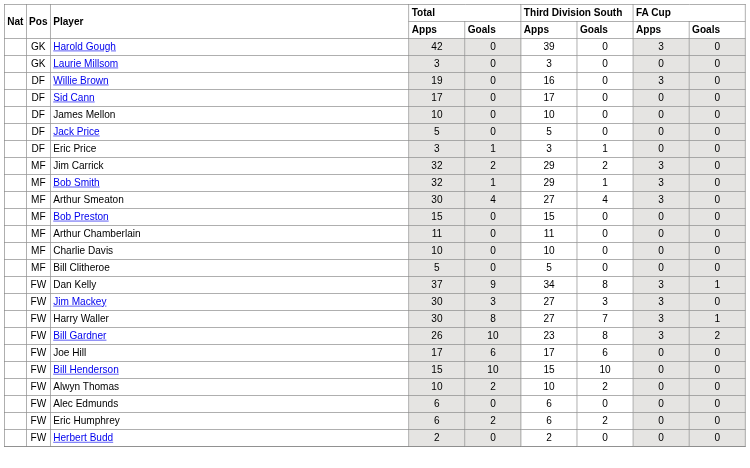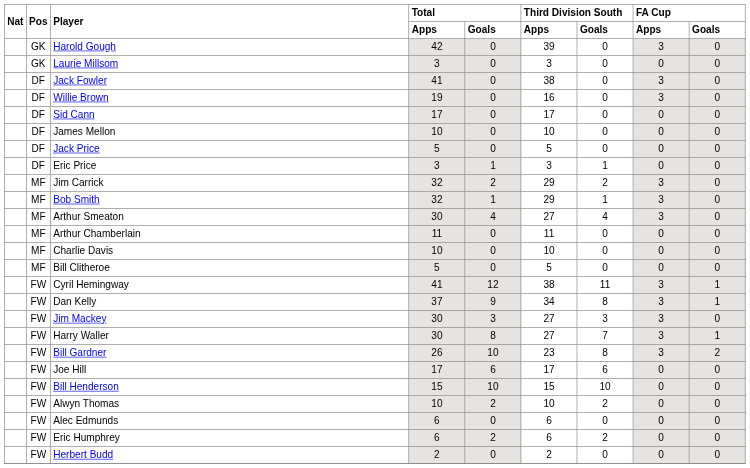+ row: (80, 81)
- row: (81, 217)
+ row: (91, 285)
